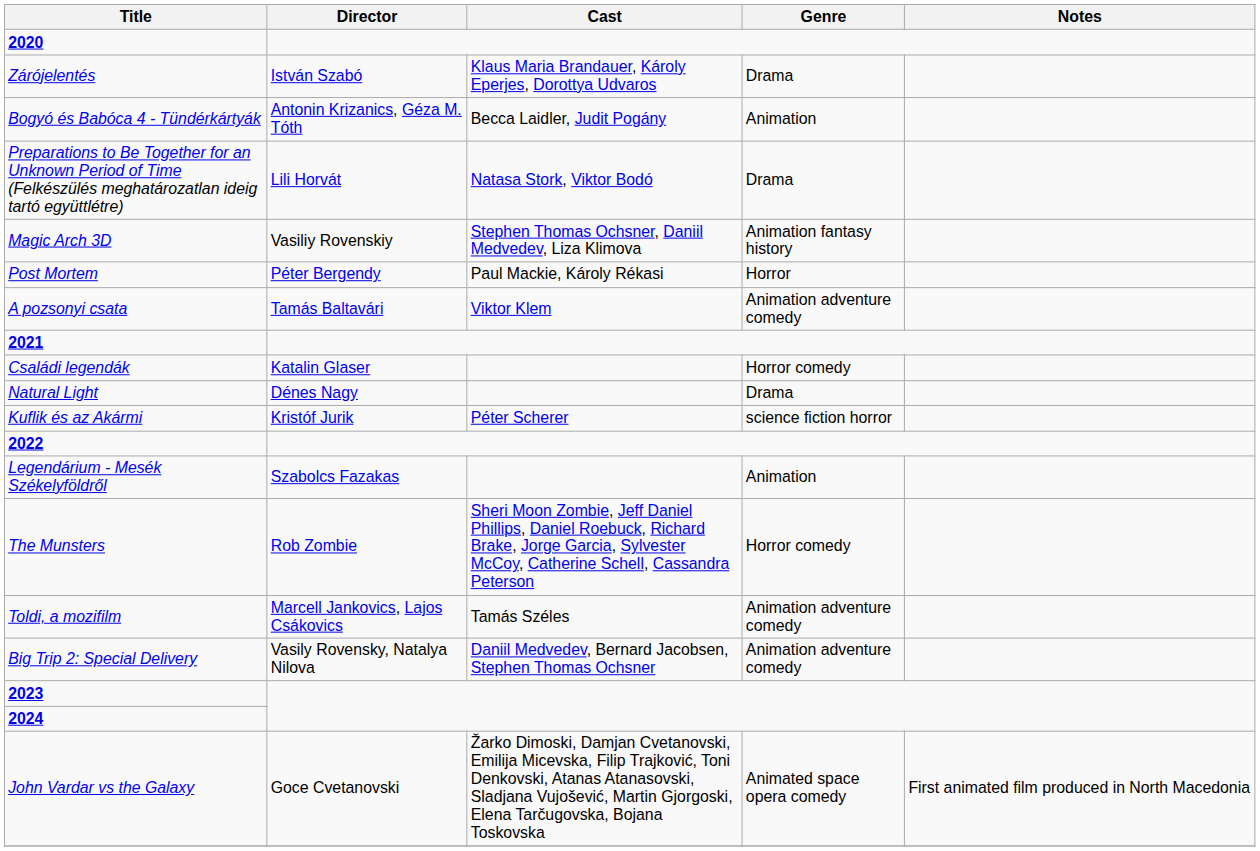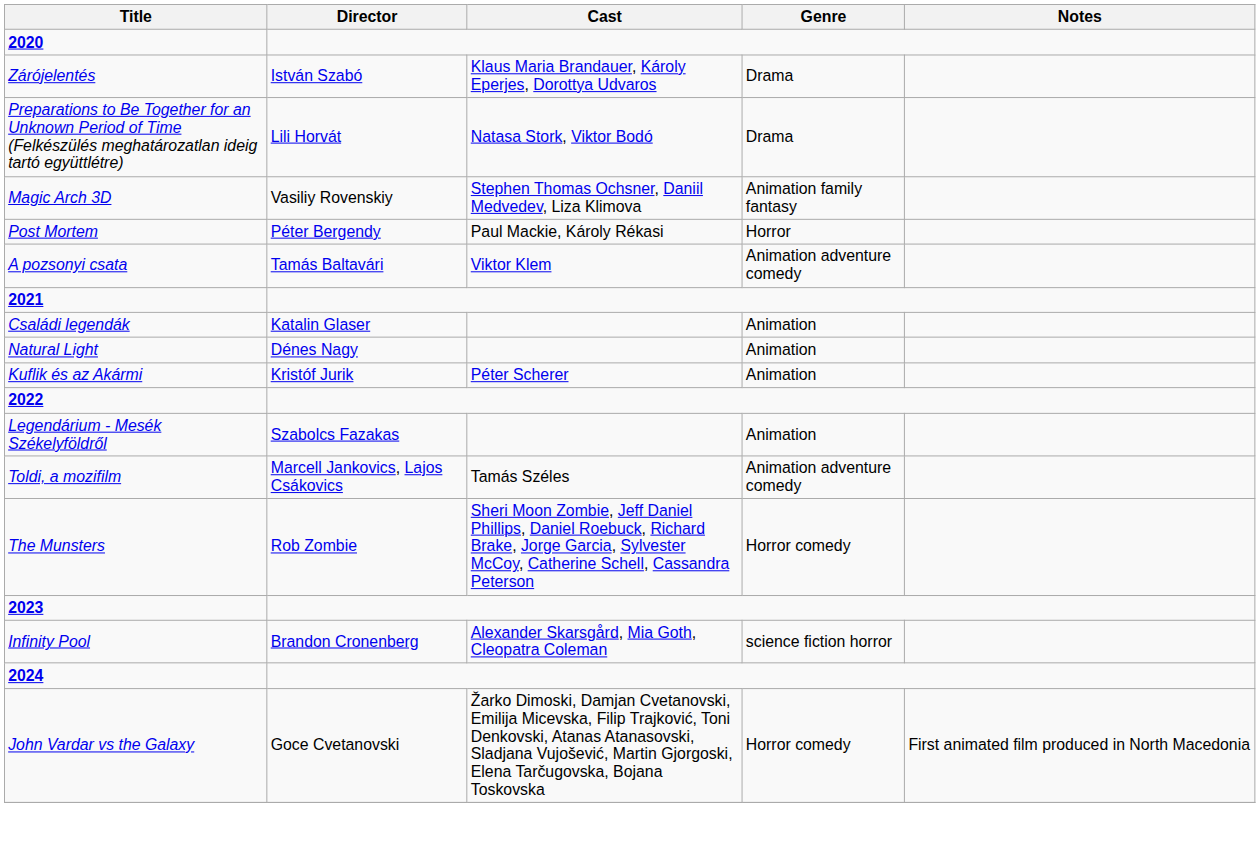- row: (134, 119)
(809, 240) Animation fantasy history -> (804, 197) Animation family fantasy
(798, 367) Horror comedy -> (781, 324) Animation
(770, 393) Drama -> (781, 350) Animation
(819, 418) science fiction horror -> (781, 375) Animation
rows swapped: (57, 546) <-> (65, 616)
- row: (103, 659)
+ row: (49, 641)
(803, 788) Animated space opera comedy -> (798, 745) Horror comedy
